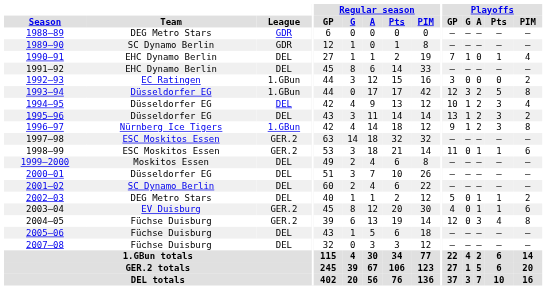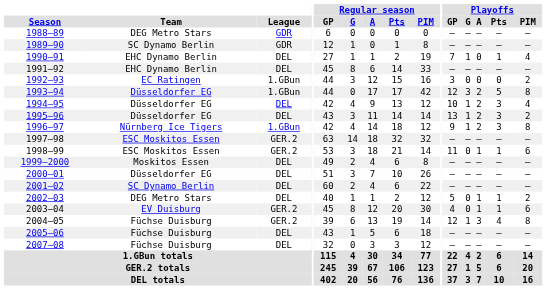(468, 221) 0 -> (468, 221) 1
